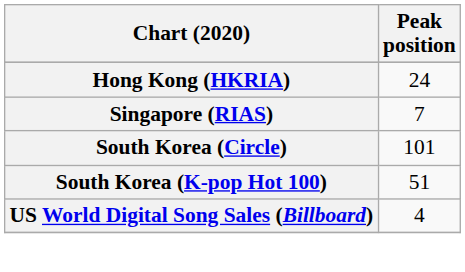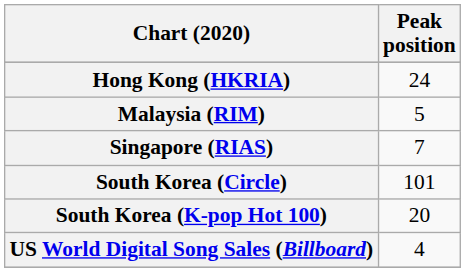+ row: (191, 113)
(419, 181) 51 -> (419, 215) 20
